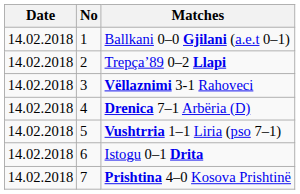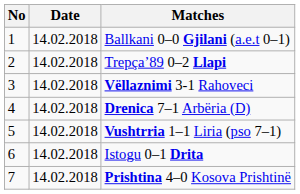columns swapped: (89, 16) <-> (41, 16)
